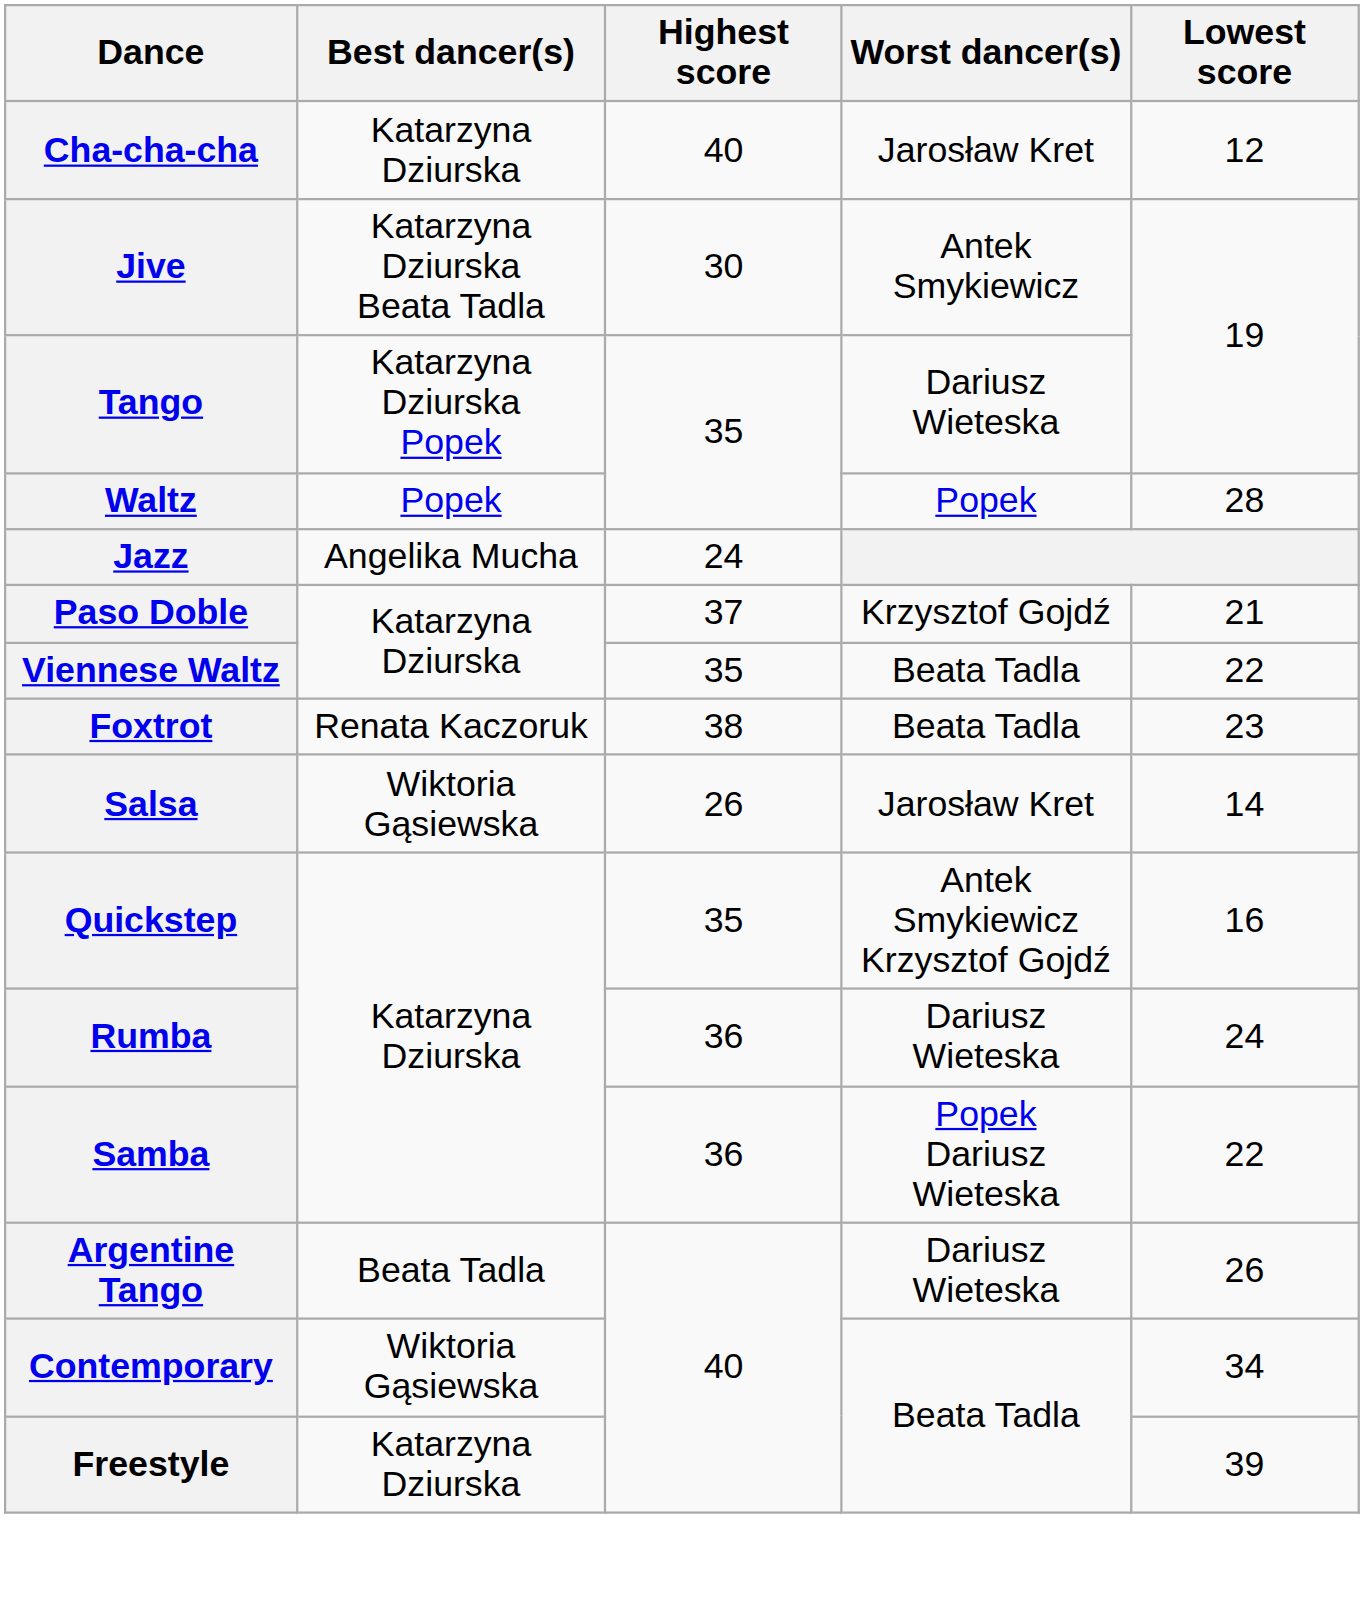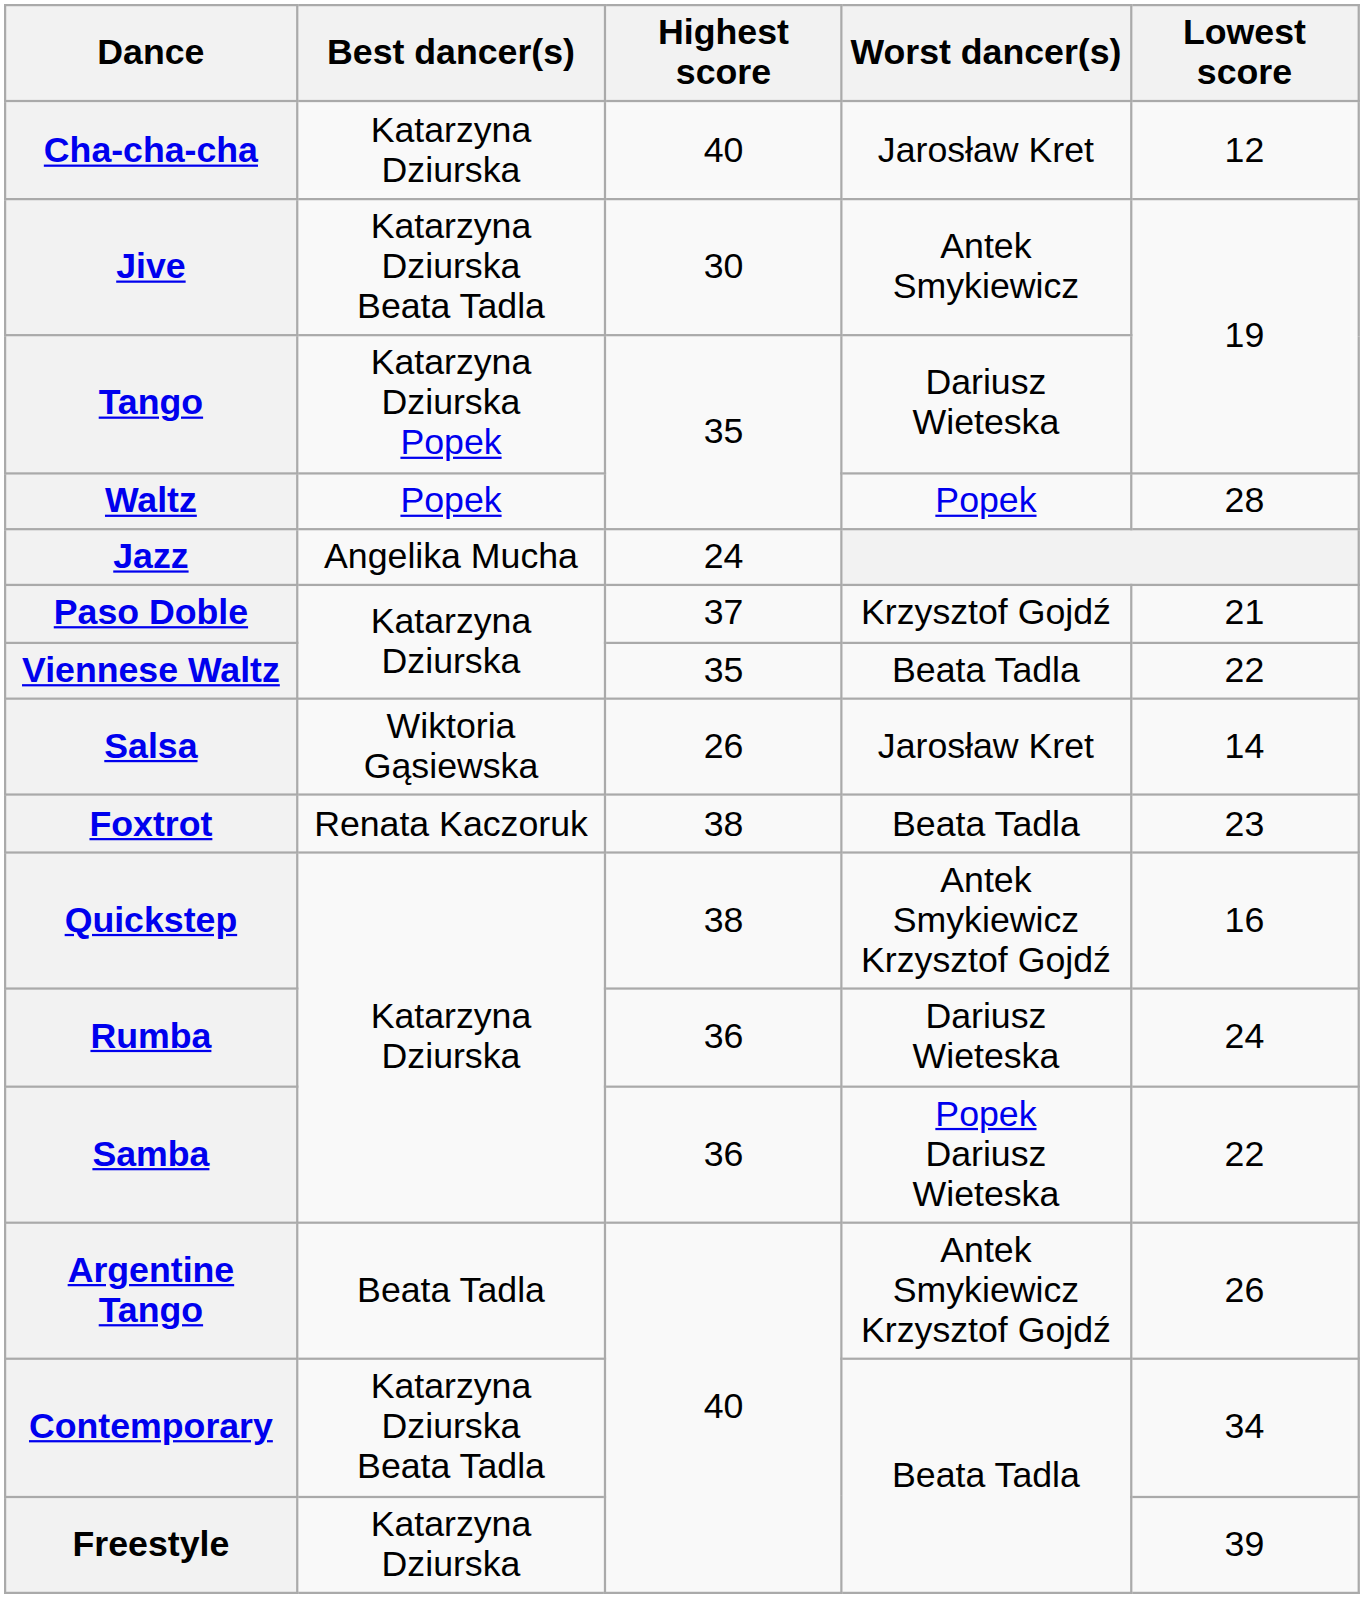rows swapped: (151, 802) <-> (151, 726)
(723, 919) 35 -> (723, 919) 38
(986, 1270) Dariusz Wieteska -> (986, 1290) Antek Smykiewicz Krzysztof Gojdź
(451, 1366) Wiktoria Gąsiewska -> (451, 1427) Katarzyna Dziurska Beata Tadla
